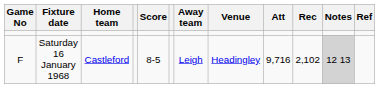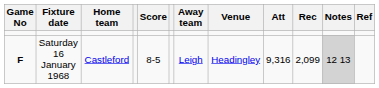(20, 59) normal -> (20, 59) bold
(278, 59) 9,716 -> (278, 59) 9,316
(308, 59) 2,102 -> (308, 59) 2,099
